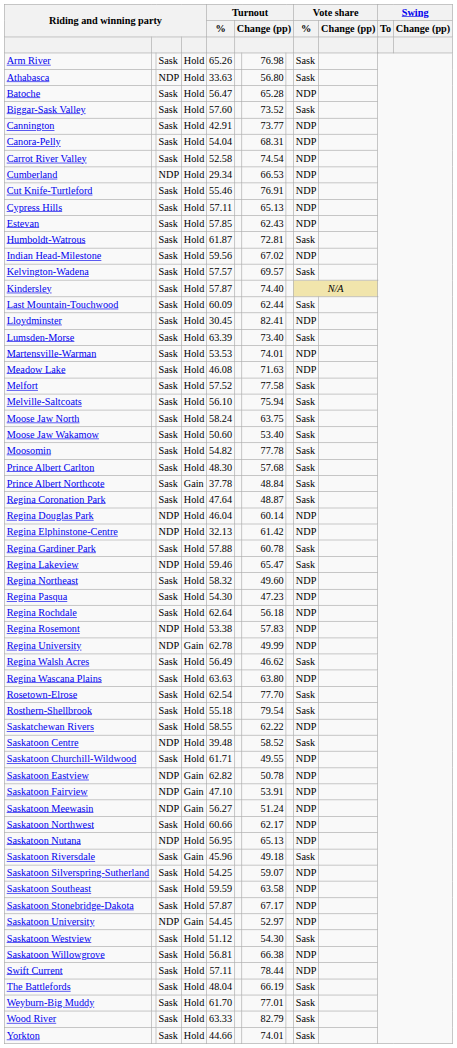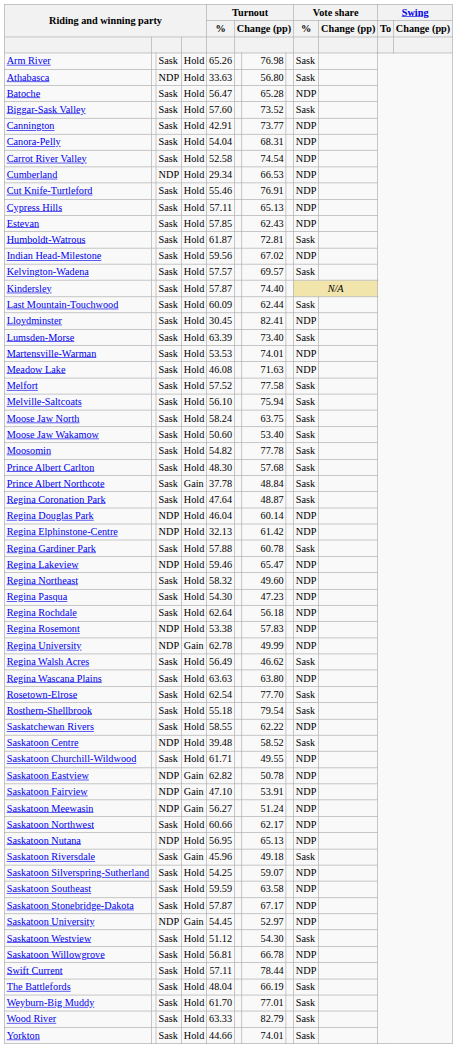(306, 564) Sask -> (306, 564) NDP
(272, 954) 66.38 -> (272, 954) 66.78
